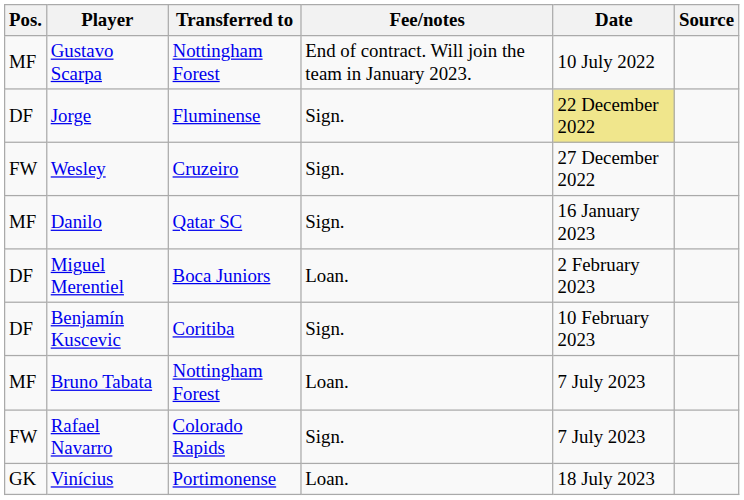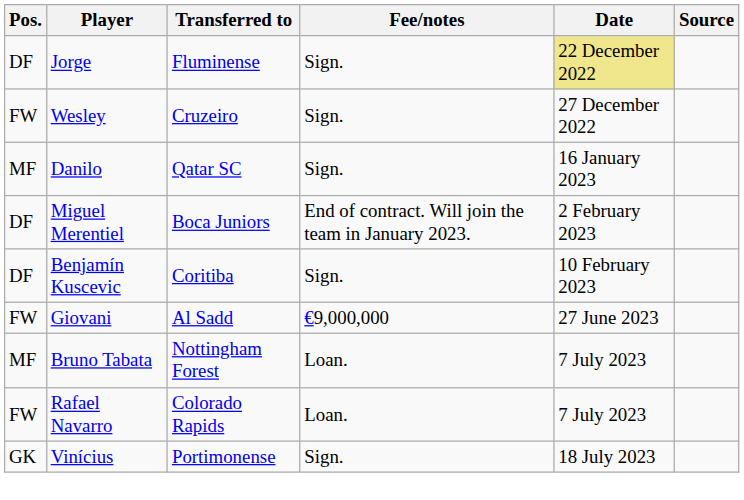- row: (82, 62)
(327, 276) Loan. -> (414, 222) End of contract. Will join the team in January 2023.
+ row: (81, 318)
(325, 436) Sign. -> (326, 413) Loan.
(327, 478) Loan. -> (324, 456) Sign.
